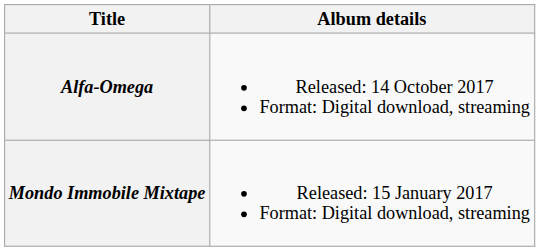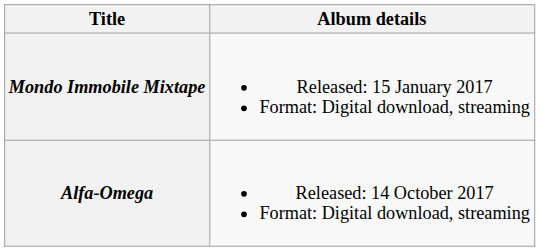rows swapped: (107, 193) <-> (107, 86)
